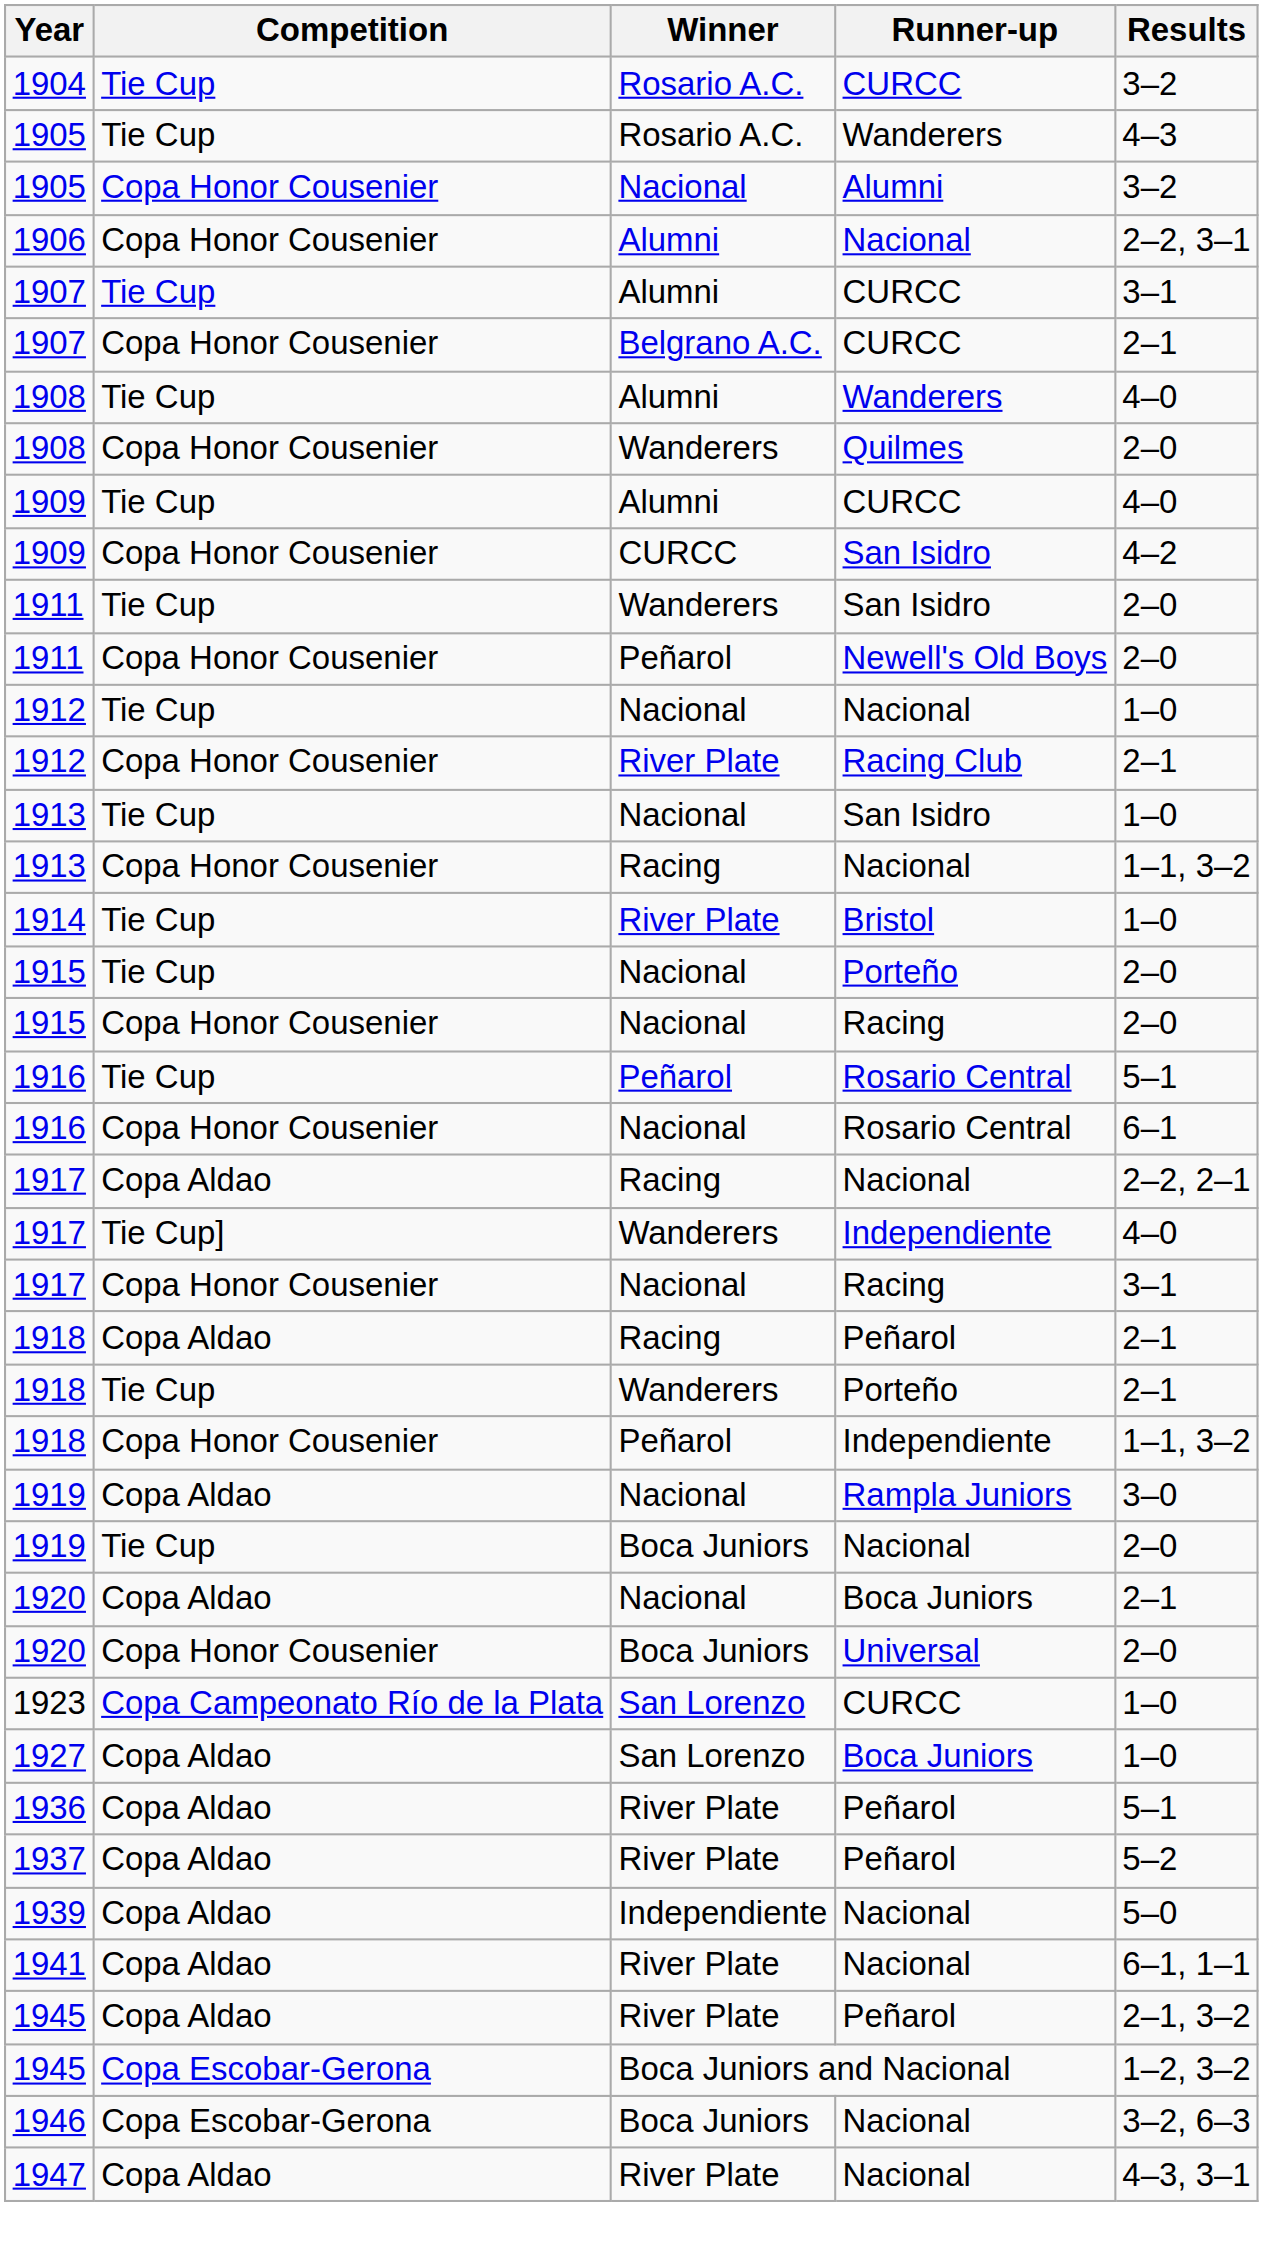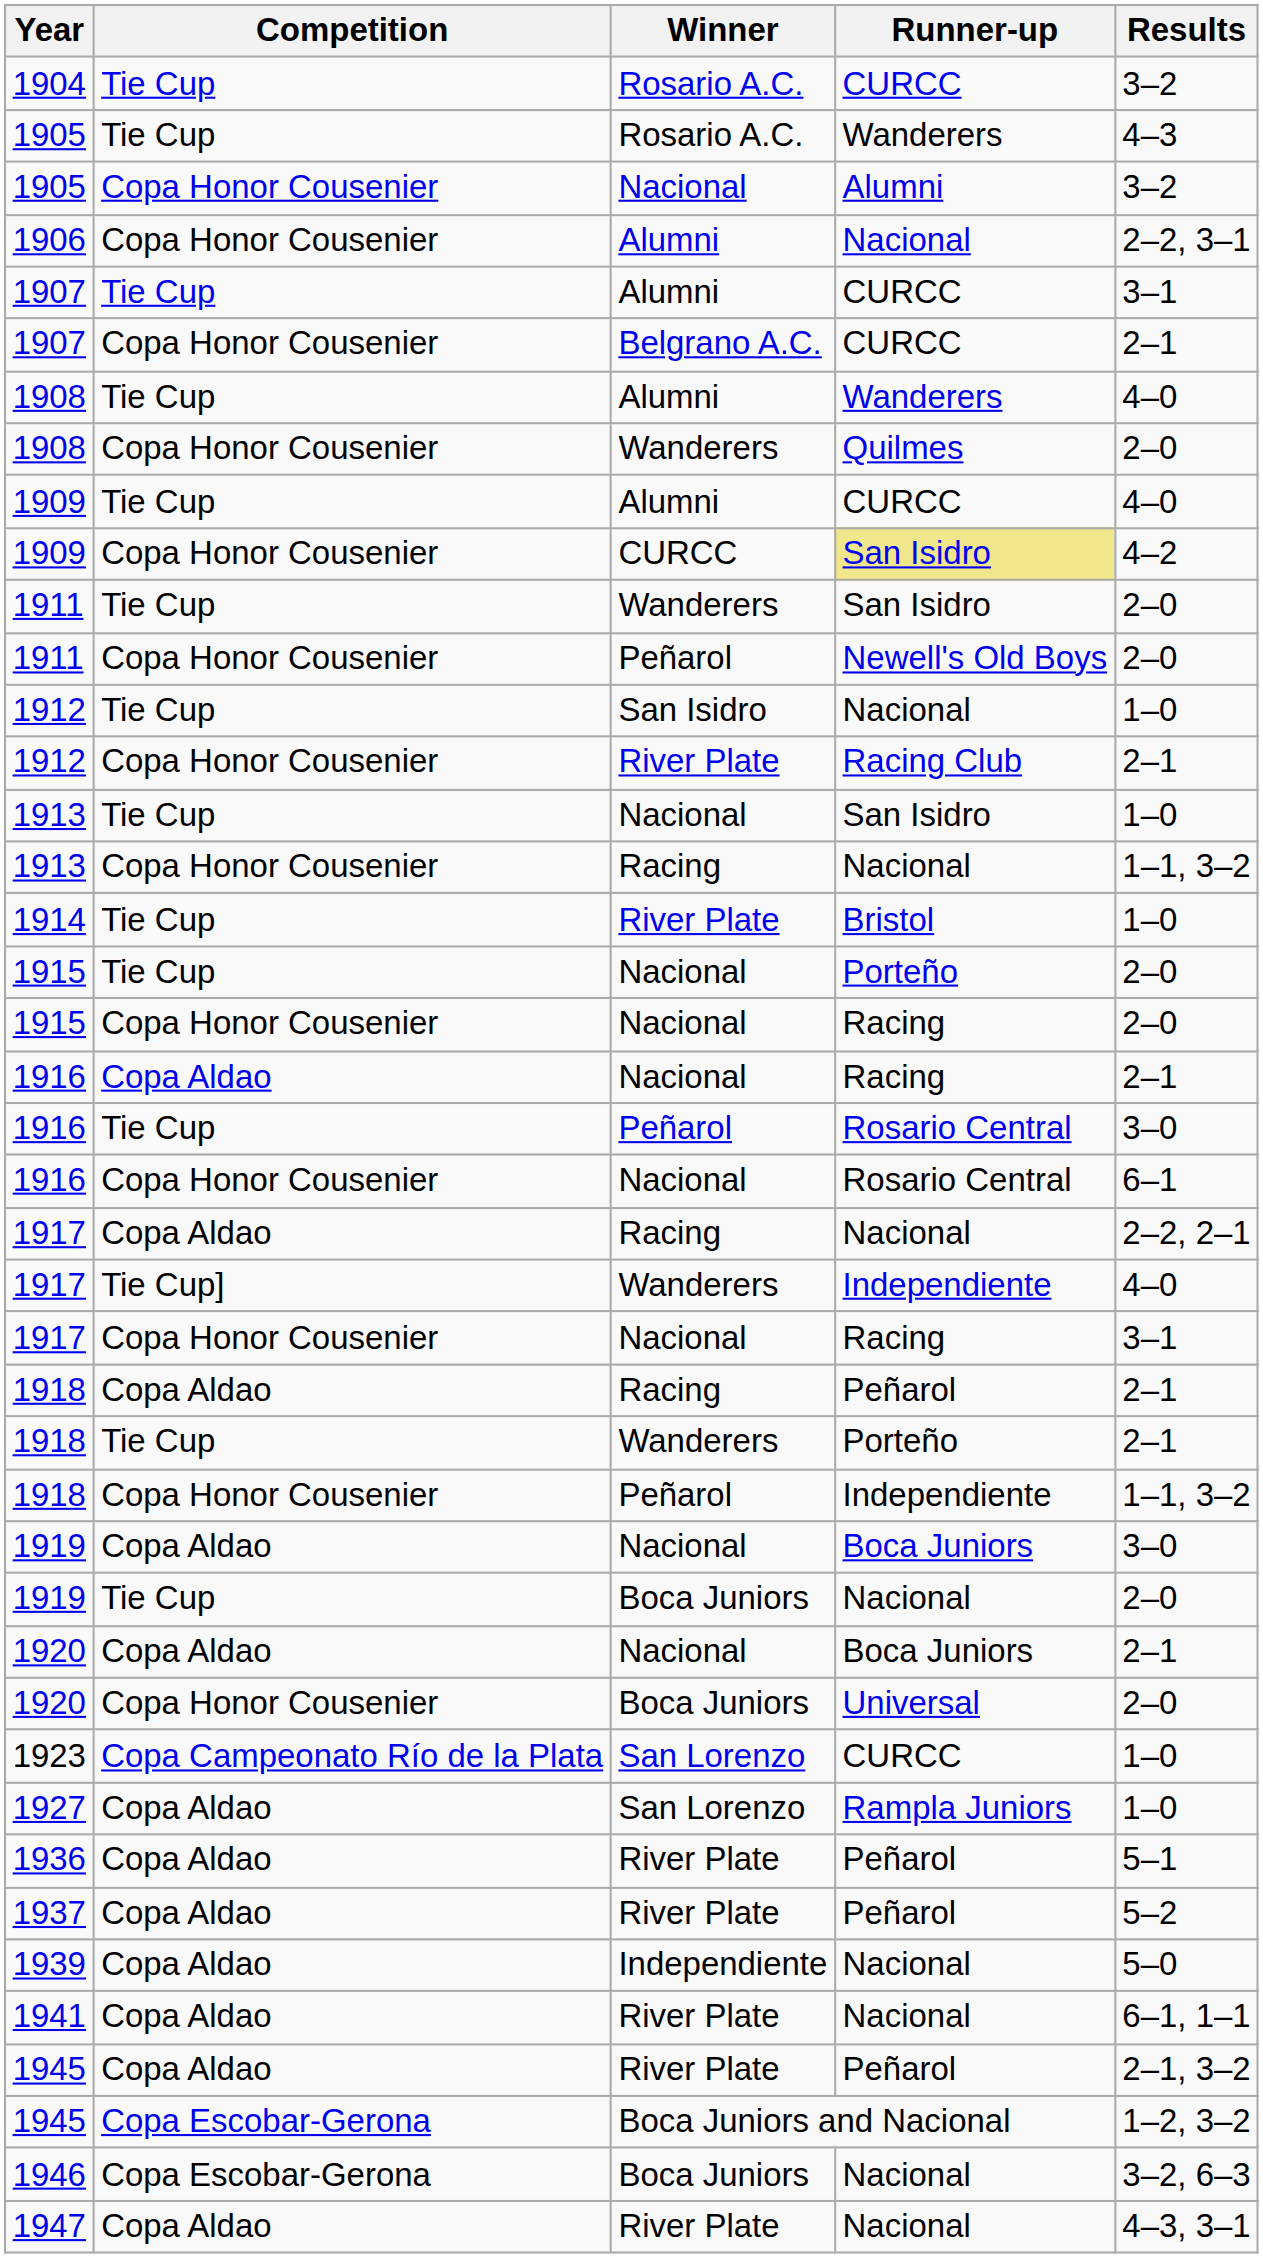(917, 553) no background -> (917, 553) khaki background
(683, 710) Nacional -> (693, 710) San Isidro
+ row: (49, 1076)
(1150, 1076) 5–1 -> (1150, 1128) 3–0
(957, 1494) Rampla Juniors -> (938, 1546) Boca Juniors
(938, 1755) Boca Juniors -> (957, 1807) Rampla Juniors
